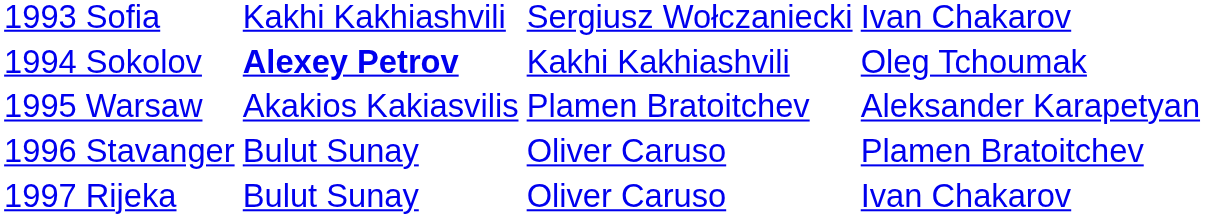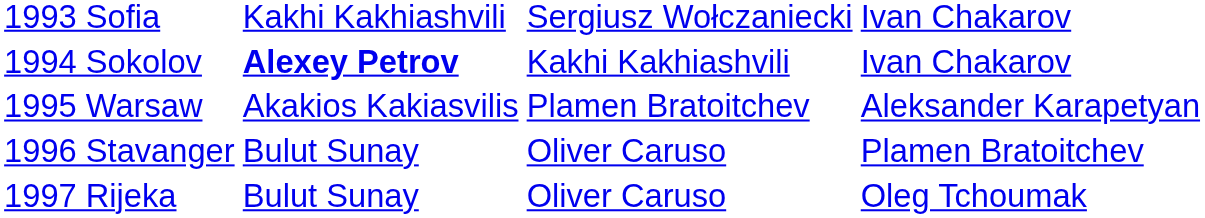(974, 61) Oleg Tchoumak -> (966, 61) Ivan Chakarov
(966, 196) Ivan Chakarov -> (974, 196) Oleg Tchoumak
